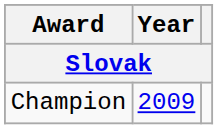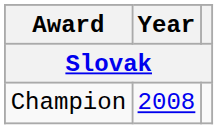(166, 103) 2009 -> (166, 103) 2008
